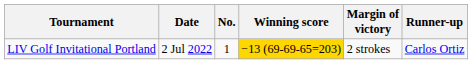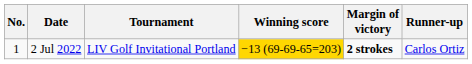columns swapped: (227, 21) <-> (82, 21)
(368, 49) normal -> (370, 49) bold
